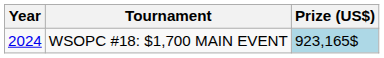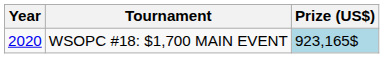(25, 40) 2024 -> (25, 40) 2020
